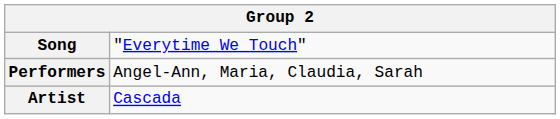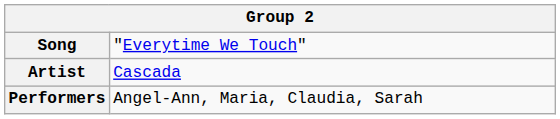rows swapped: (57, 99) <-> (57, 72)
